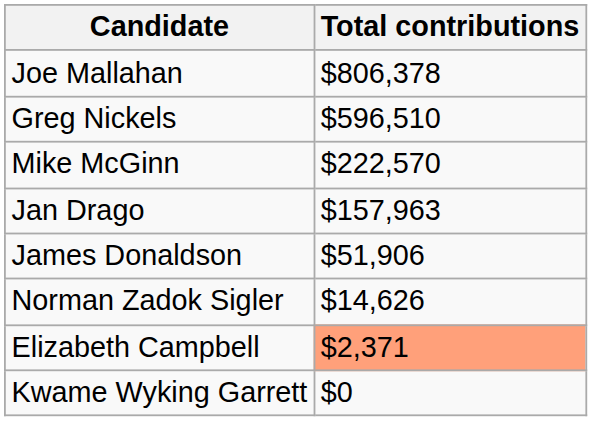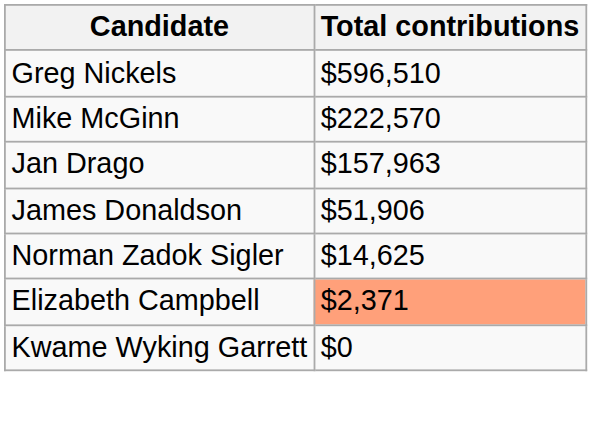- row: (97, 73)
(373, 301) $14,626 -> (373, 255) $14,625
